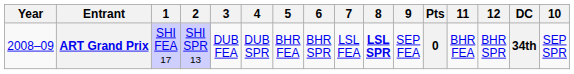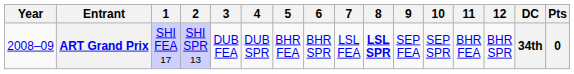columns swapped: (555, 13) <-> (435, 13)
